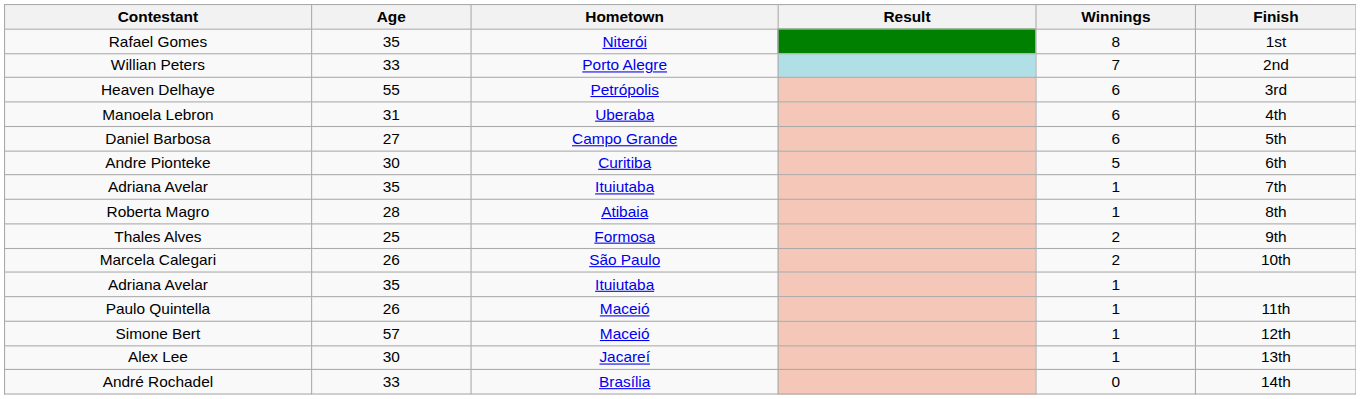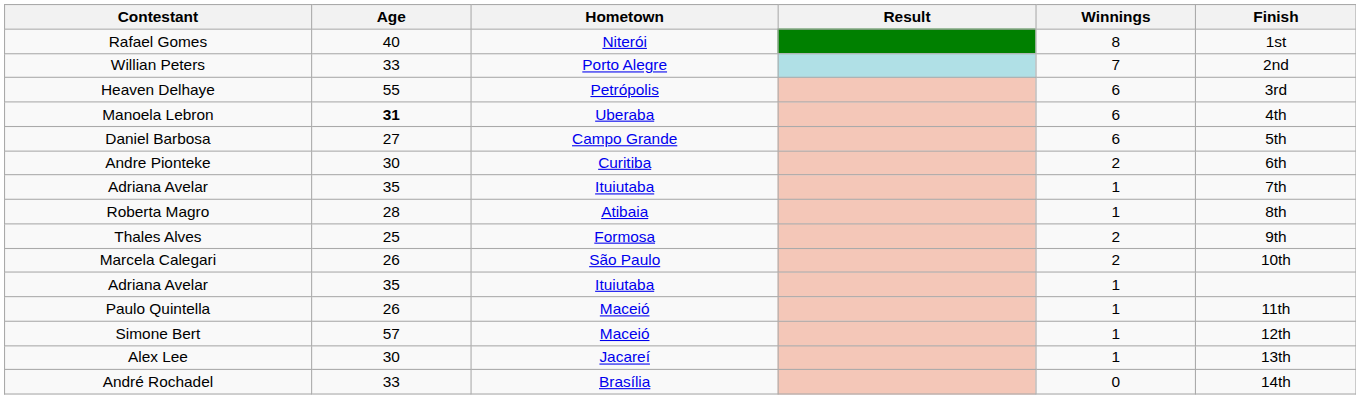(391, 41) 35 -> (391, 41) 40
(391, 114) normal -> (391, 114) bold
(1116, 163) 5 -> (1116, 163) 2
